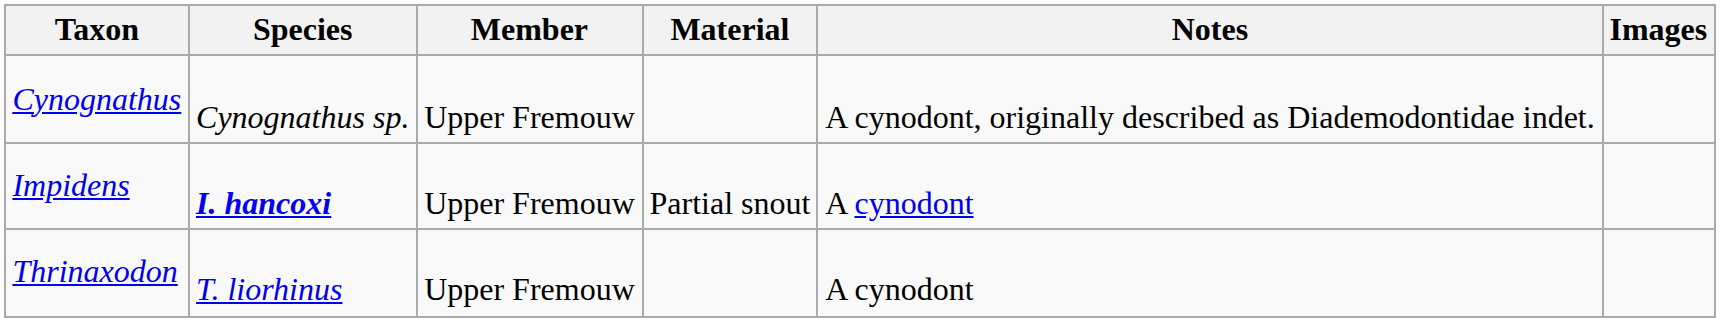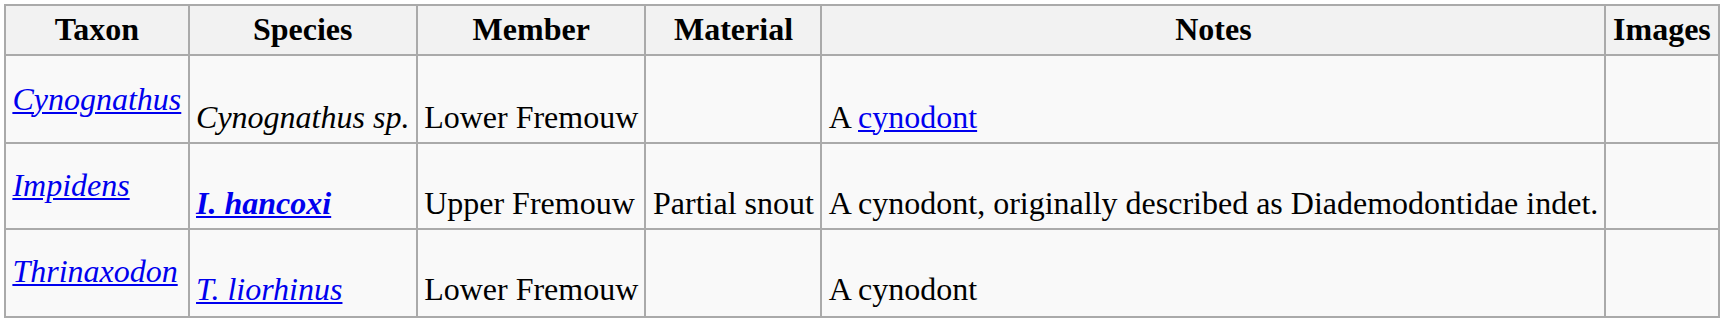(529, 116) Upper Fremouw -> (531, 116) Lower Fremouw
(1210, 116) A cynodont, originally described as Diademodontidae indet. -> (903, 116) A cynodont
(899, 203) A cynodont -> (1213, 203) A cynodont, originally described as Diademodontidae indet.
(529, 290) Upper Fremouw -> (531, 290) Lower Fremouw
